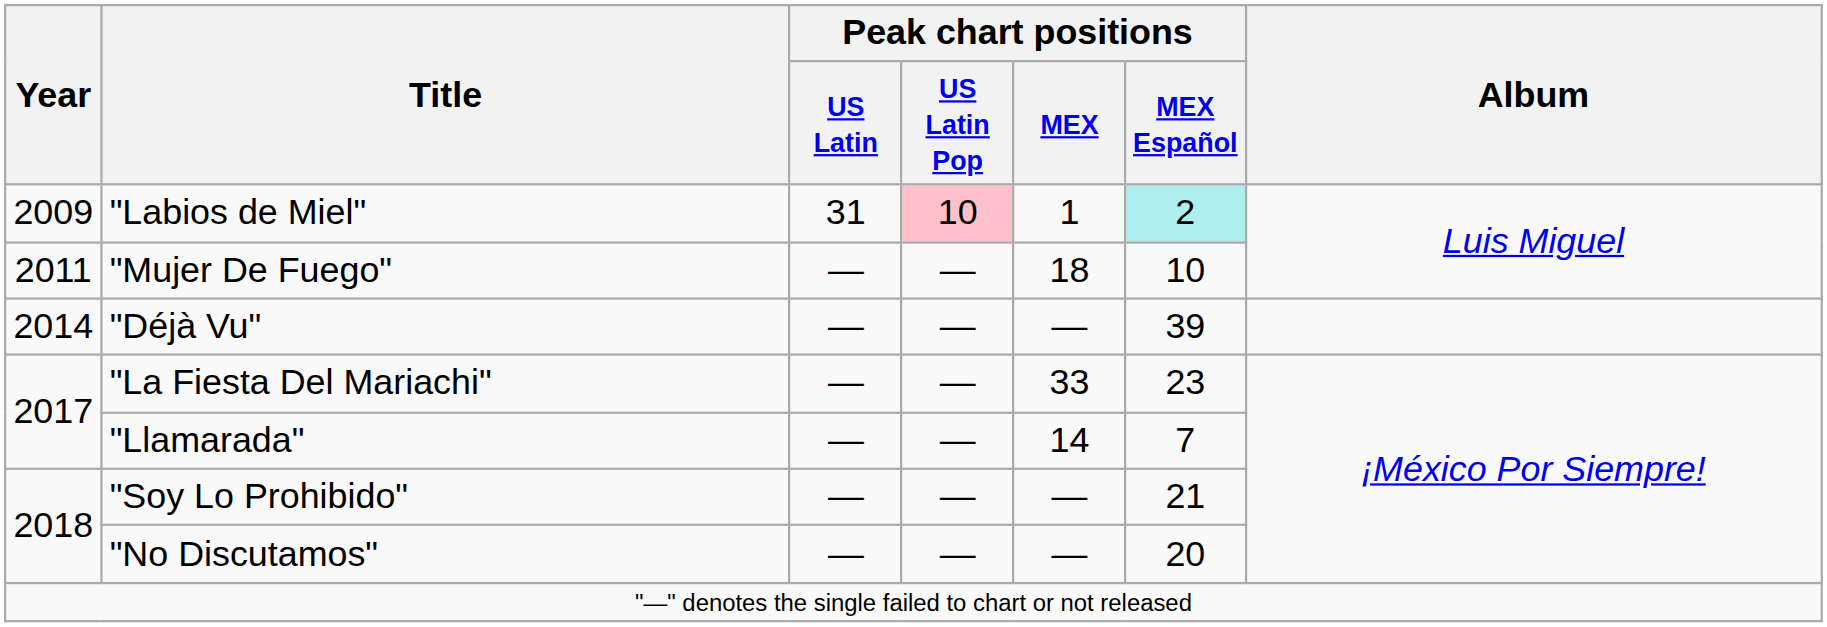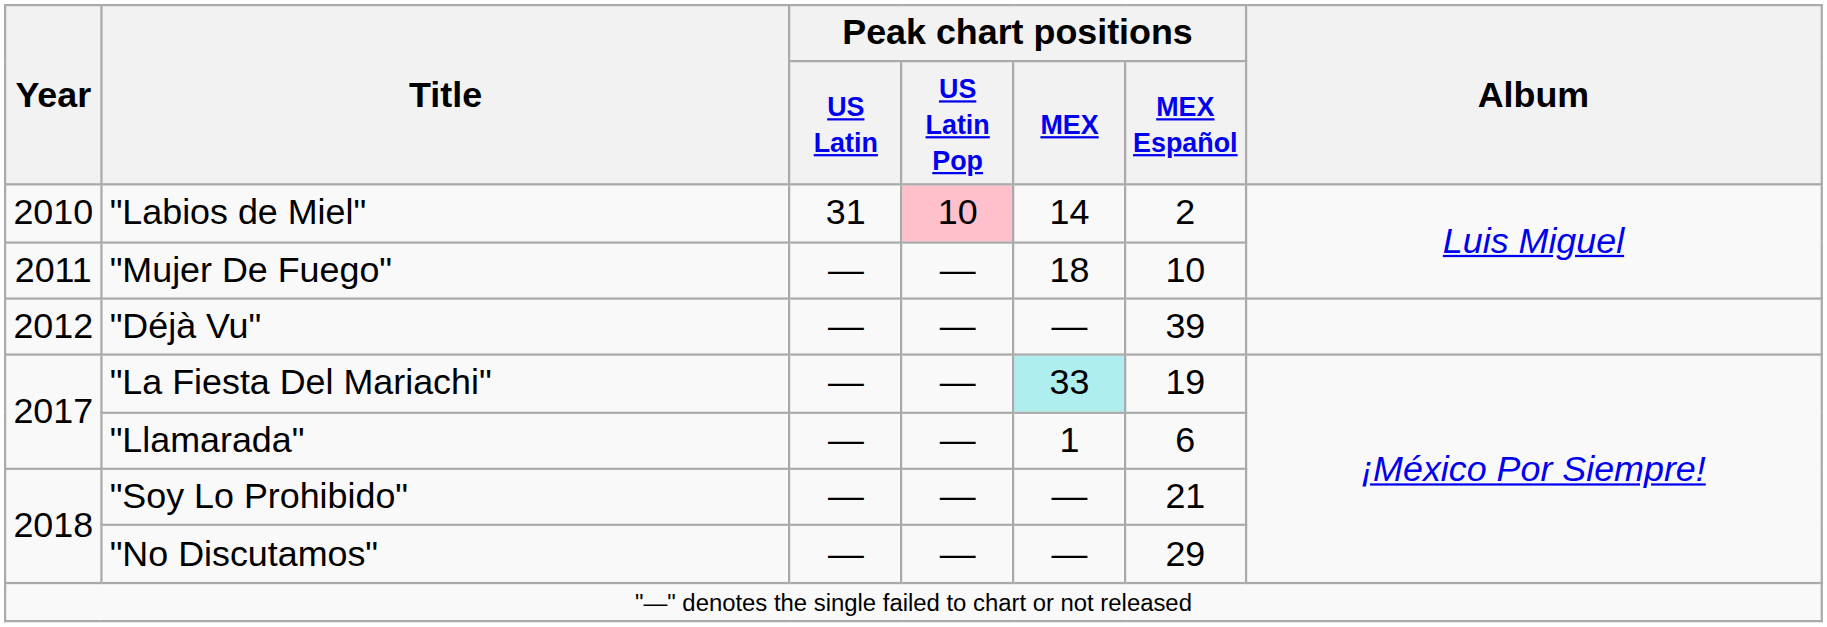(53, 212) 2009 -> (53, 212) 2010
(1070, 212) 1 -> (1070, 212) 14
(1185, 212) paleturquoise background -> (1185, 212) no background
(53, 326) 2014 -> (53, 326) 2012
(1070, 382) no background -> (1070, 382) paleturquoise background
(1185, 382) 23 -> (1185, 382) 19
(1070, 439) 14 -> (1070, 439) 1
(1185, 439) 7 -> (1185, 439) 6
(1185, 553) 20 -> (1185, 553) 29
